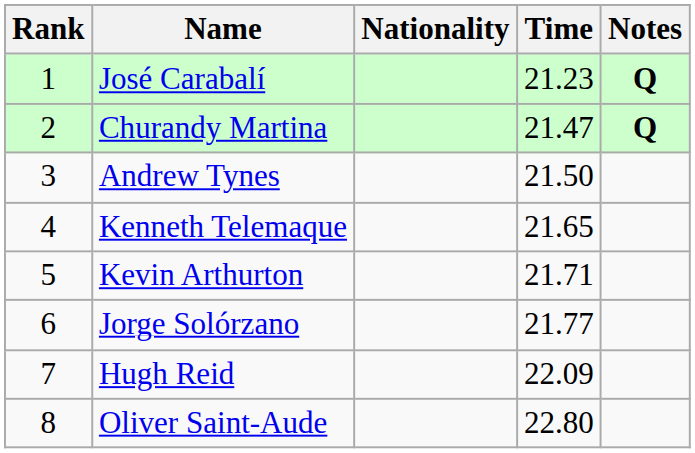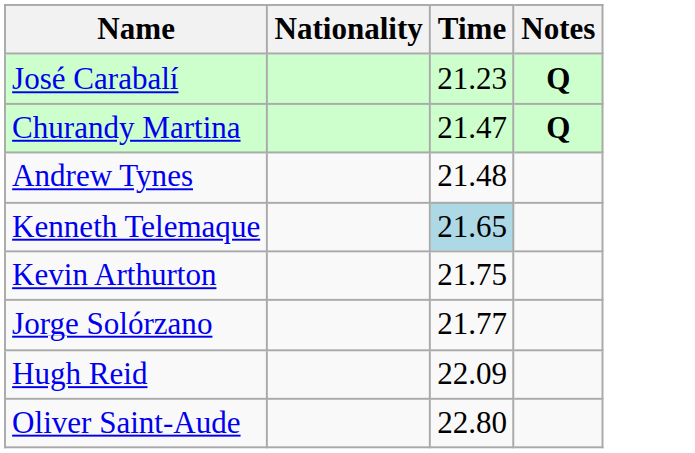- column: (48, 29)
(559, 176) 21.50 -> (472, 176) 21.48
(559, 226) no background -> (472, 226) lightblue background
(559, 275) 21.71 -> (472, 275) 21.75
